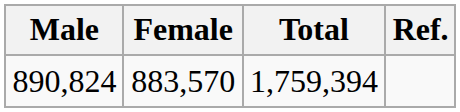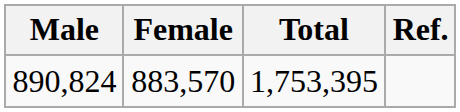(314, 80) 1,759,394 -> (314, 80) 1,753,395
